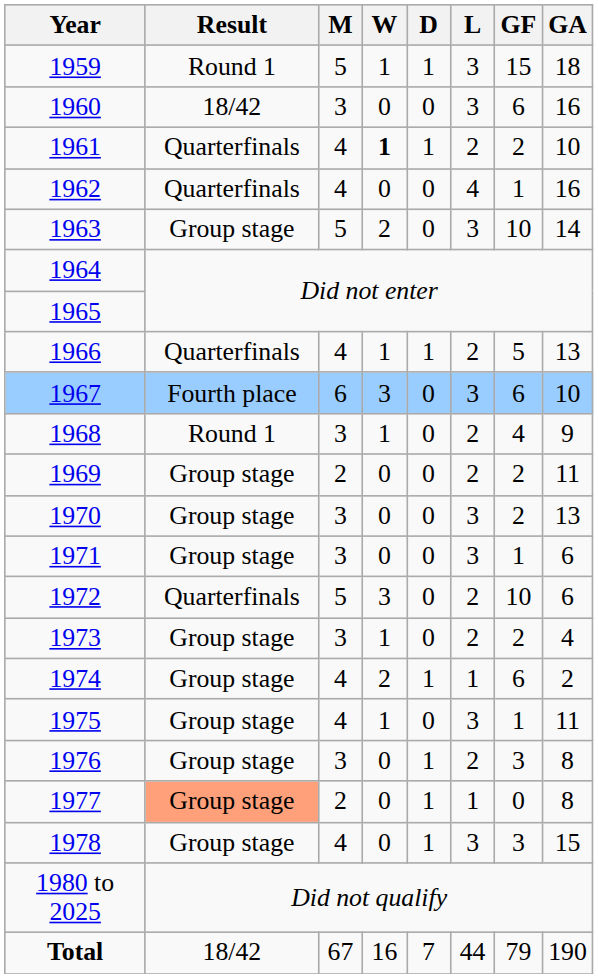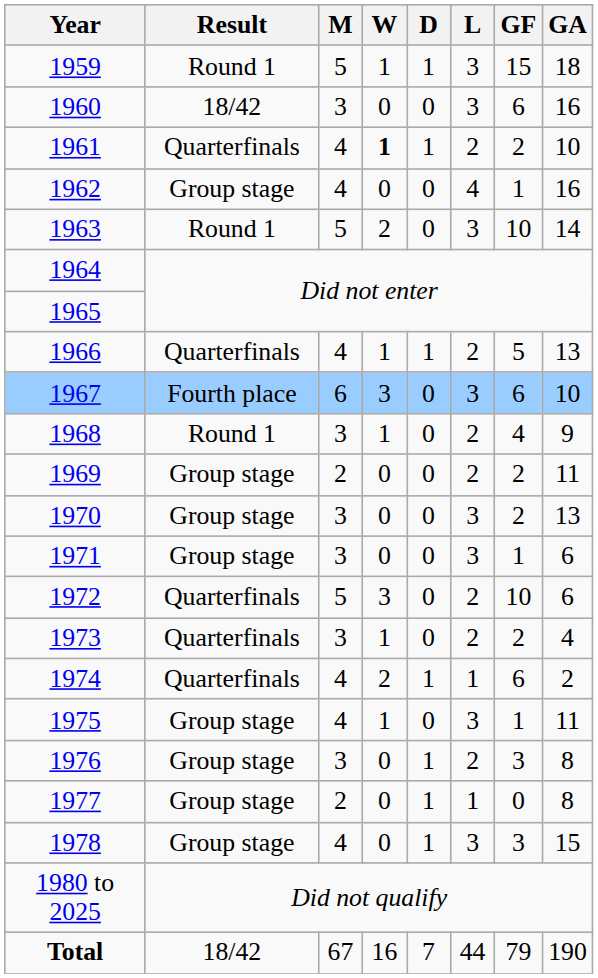(232, 188) Quarterfinals -> (232, 188) Group stage
(232, 229) Group stage -> (232, 229) Round 1
(232, 637) Group stage -> (232, 637) Quarterfinals
(232, 678) Group stage -> (232, 678) Quarterfinals
(232, 801) lightsalmon background -> (232, 801) no background
